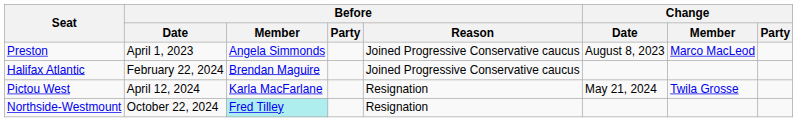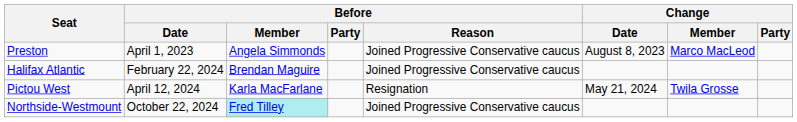(397, 107) Resignation -> (473, 107) Joined Progressive Conservative caucus
